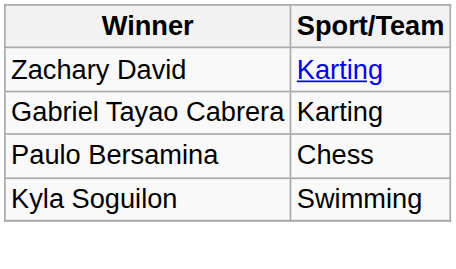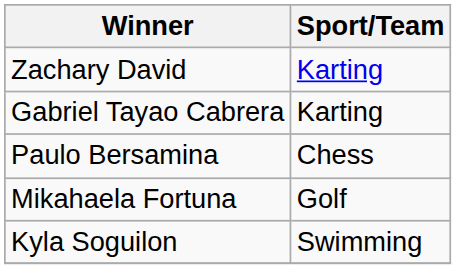+ row: (124, 198)
